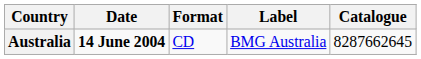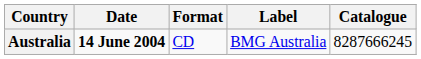(373, 41) 8287662645 -> (373, 41) 8287666245
